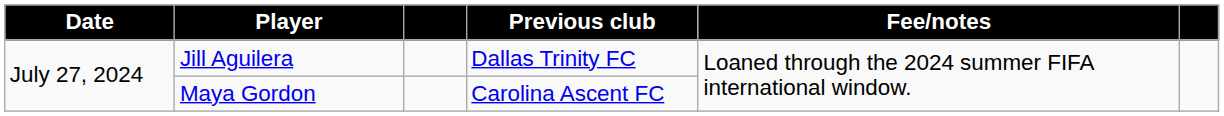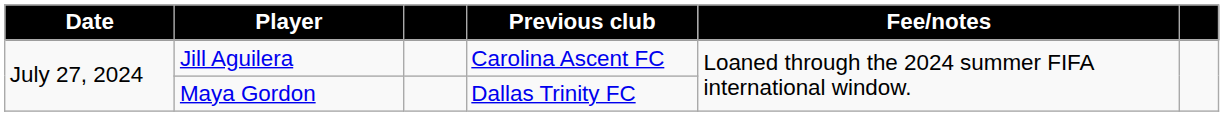(553, 57) Dallas Trinity FC -> (568, 57) Carolina Ascent FC
(568, 93) Carolina Ascent FC -> (553, 93) Dallas Trinity FC
